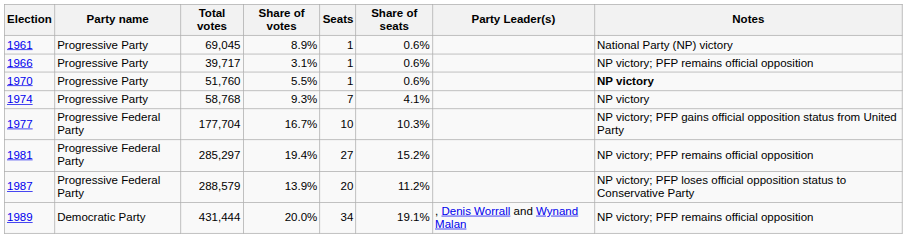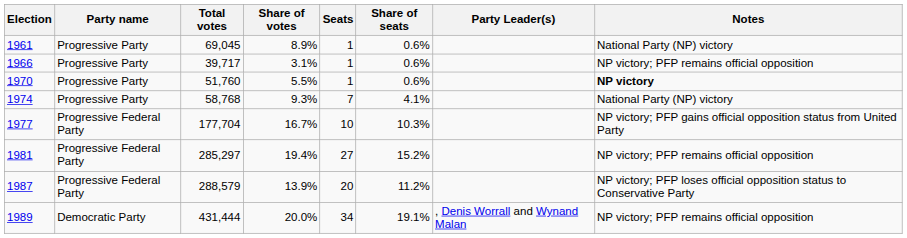(623, 99) NP victory -> (665, 99) National Party (NP) victory
